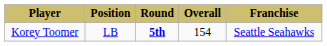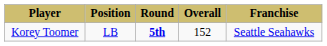(202, 31) 154 -> (202, 31) 152
